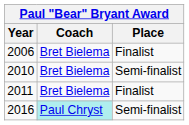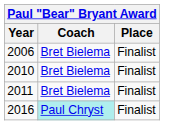(148, 71) Semi-finalist -> (136, 71) Finalist
(148, 110) Semi-finalist -> (136, 110) Finalist
